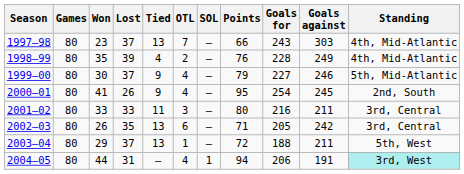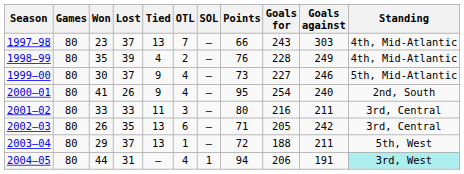(242, 76) 79 -> (242, 76) 73
(324, 93) 245 -> (324, 93) 240
